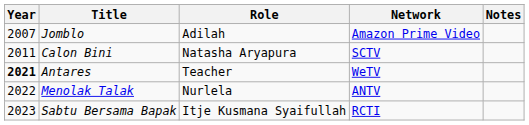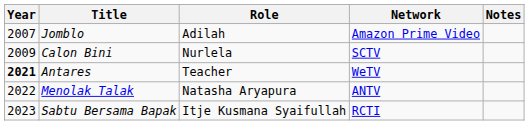(22, 53) 2011 -> (22, 53) 2009
(239, 53) Natasha Aryapura -> (207, 53) Nurlela
(207, 91) Nurlela -> (239, 91) Natasha Aryapura
